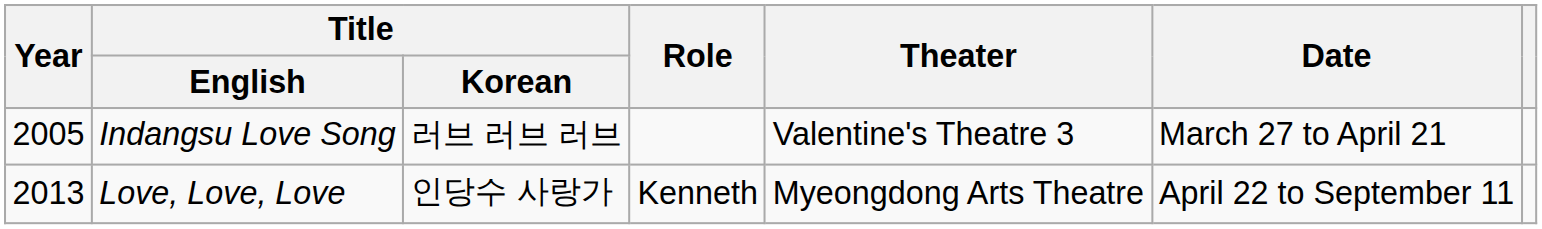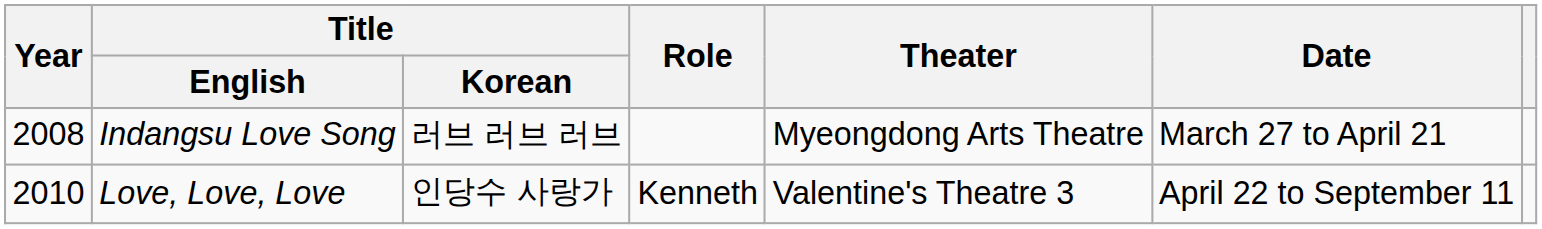(48, 135) 2005 -> (48, 135) 2008
(923, 135) Valentine's Theatre 3 -> (958, 135) Myeongdong Arts Theatre
(48, 192) 2013 -> (48, 192) 2010
(958, 192) Myeongdong Arts Theatre -> (923, 192) Valentine's Theatre 3
